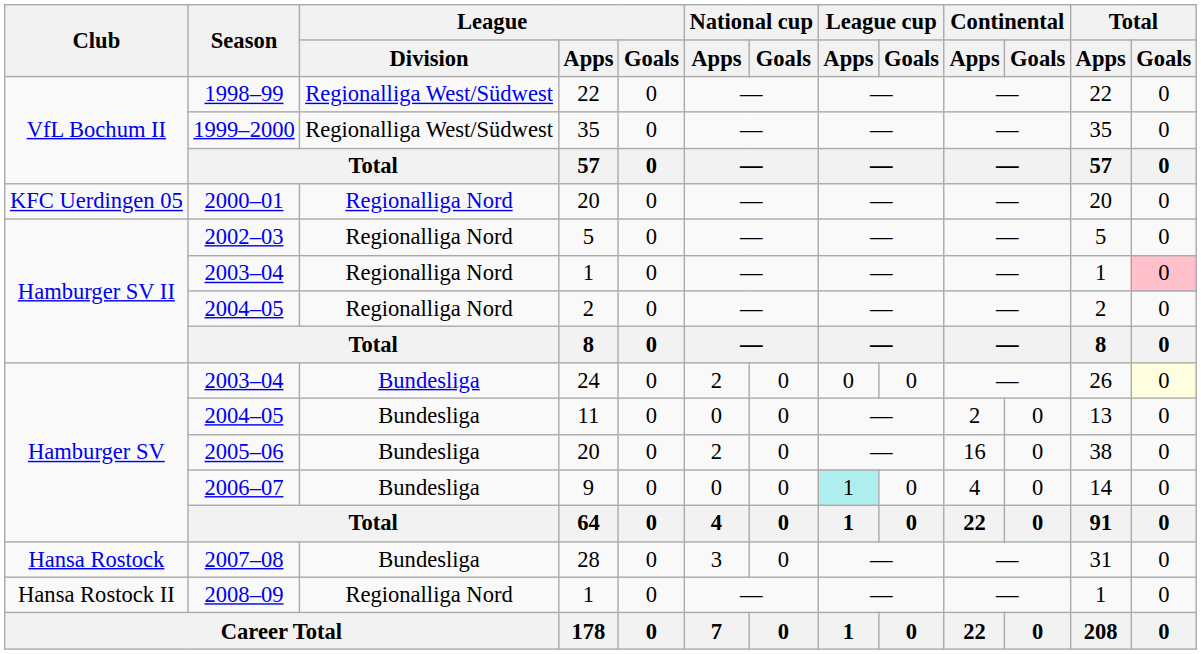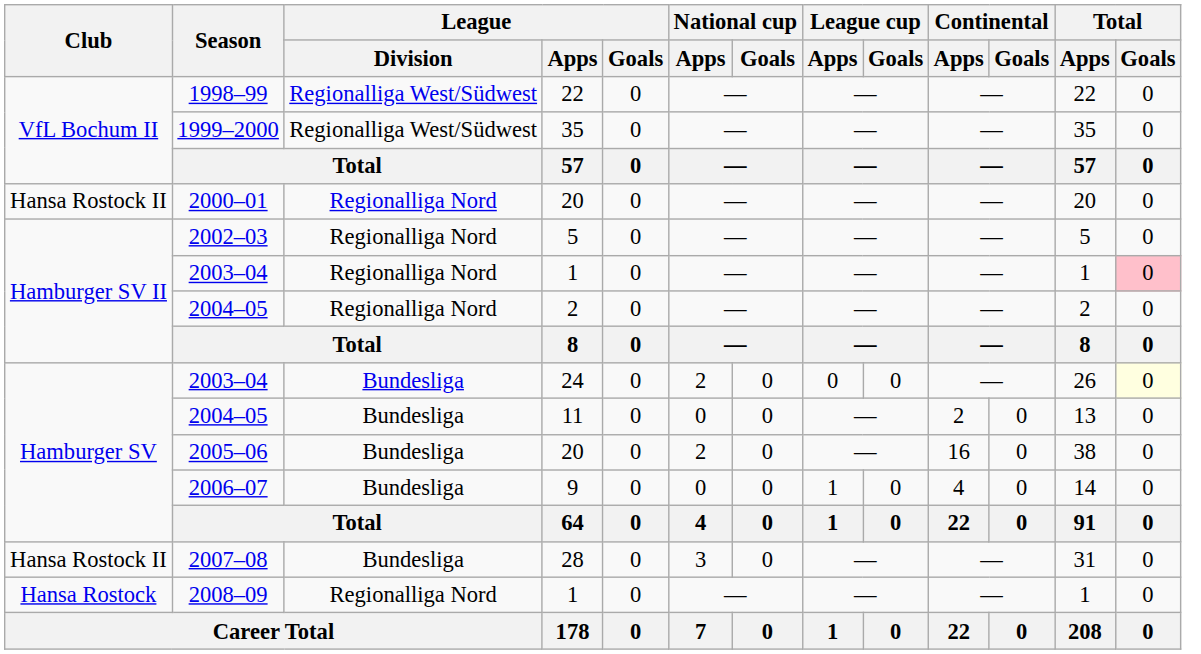(96, 201) KFC Uerdingen 05 -> (88, 201) Hansa Rostock II
(848, 487) paleturquoise background -> (833, 487) no background
(96, 559) Hansa Rostock -> (88, 559) Hansa Rostock II
(96, 594) Hansa Rostock II -> (88, 594) Hansa Rostock
